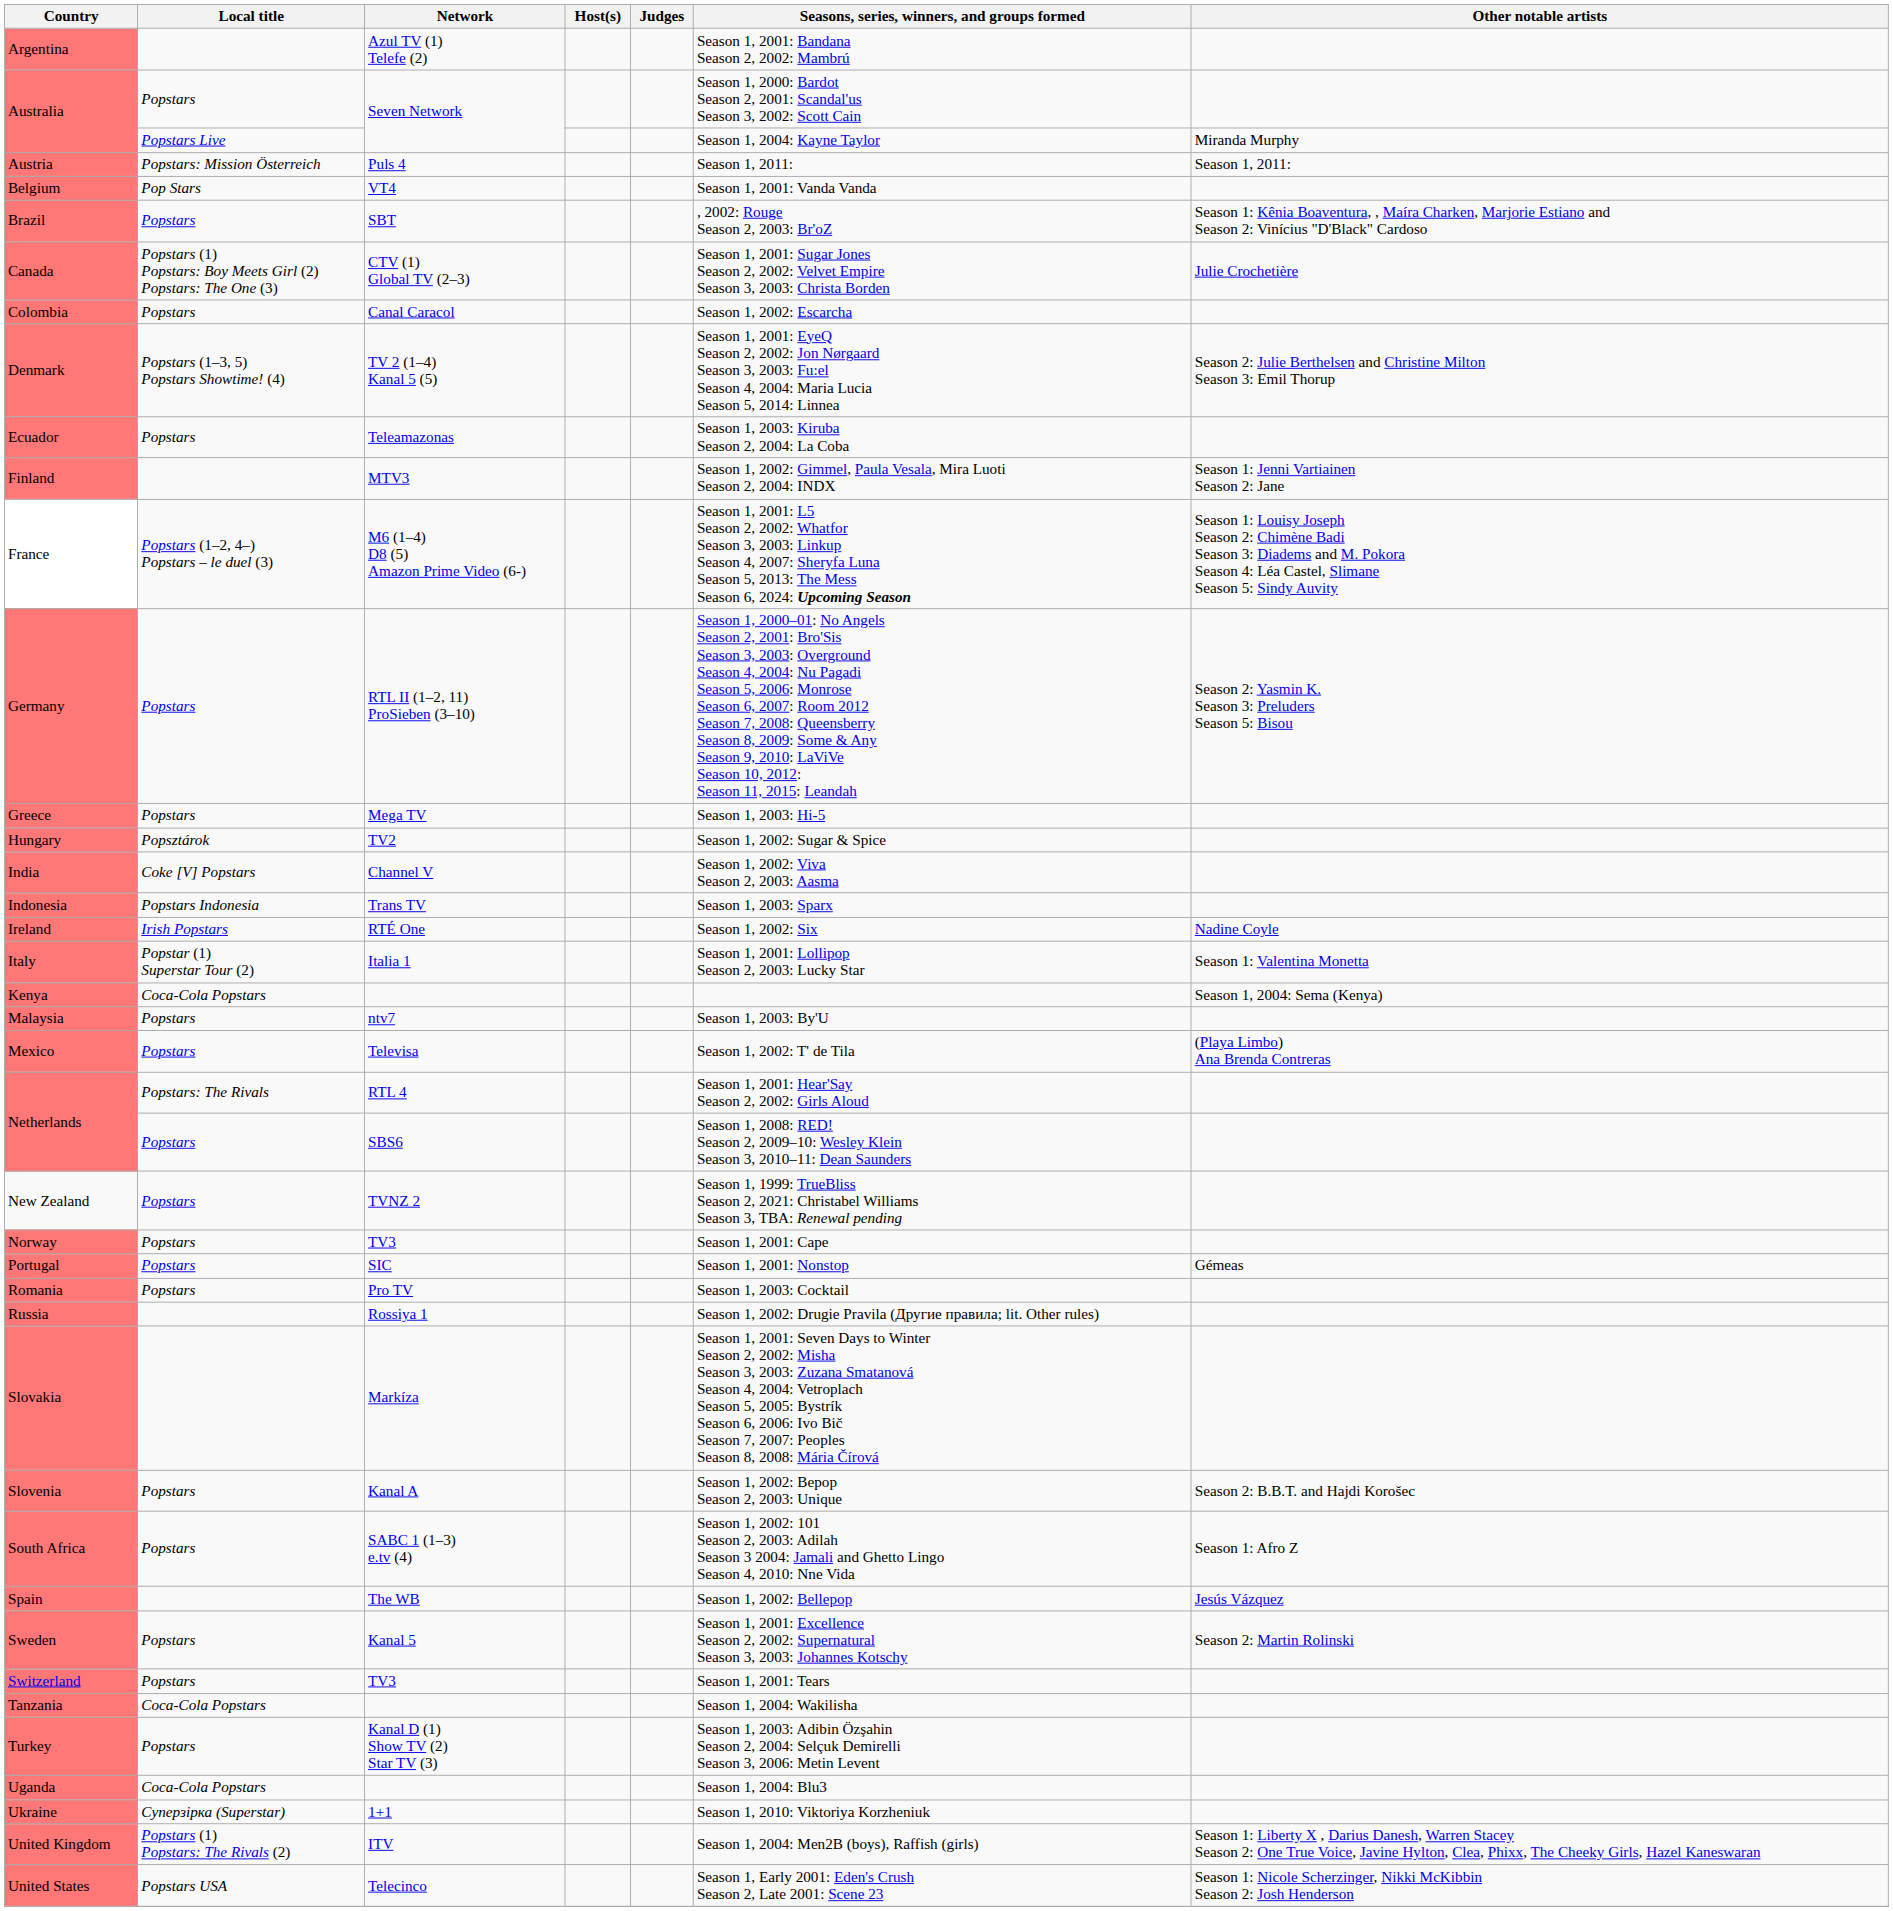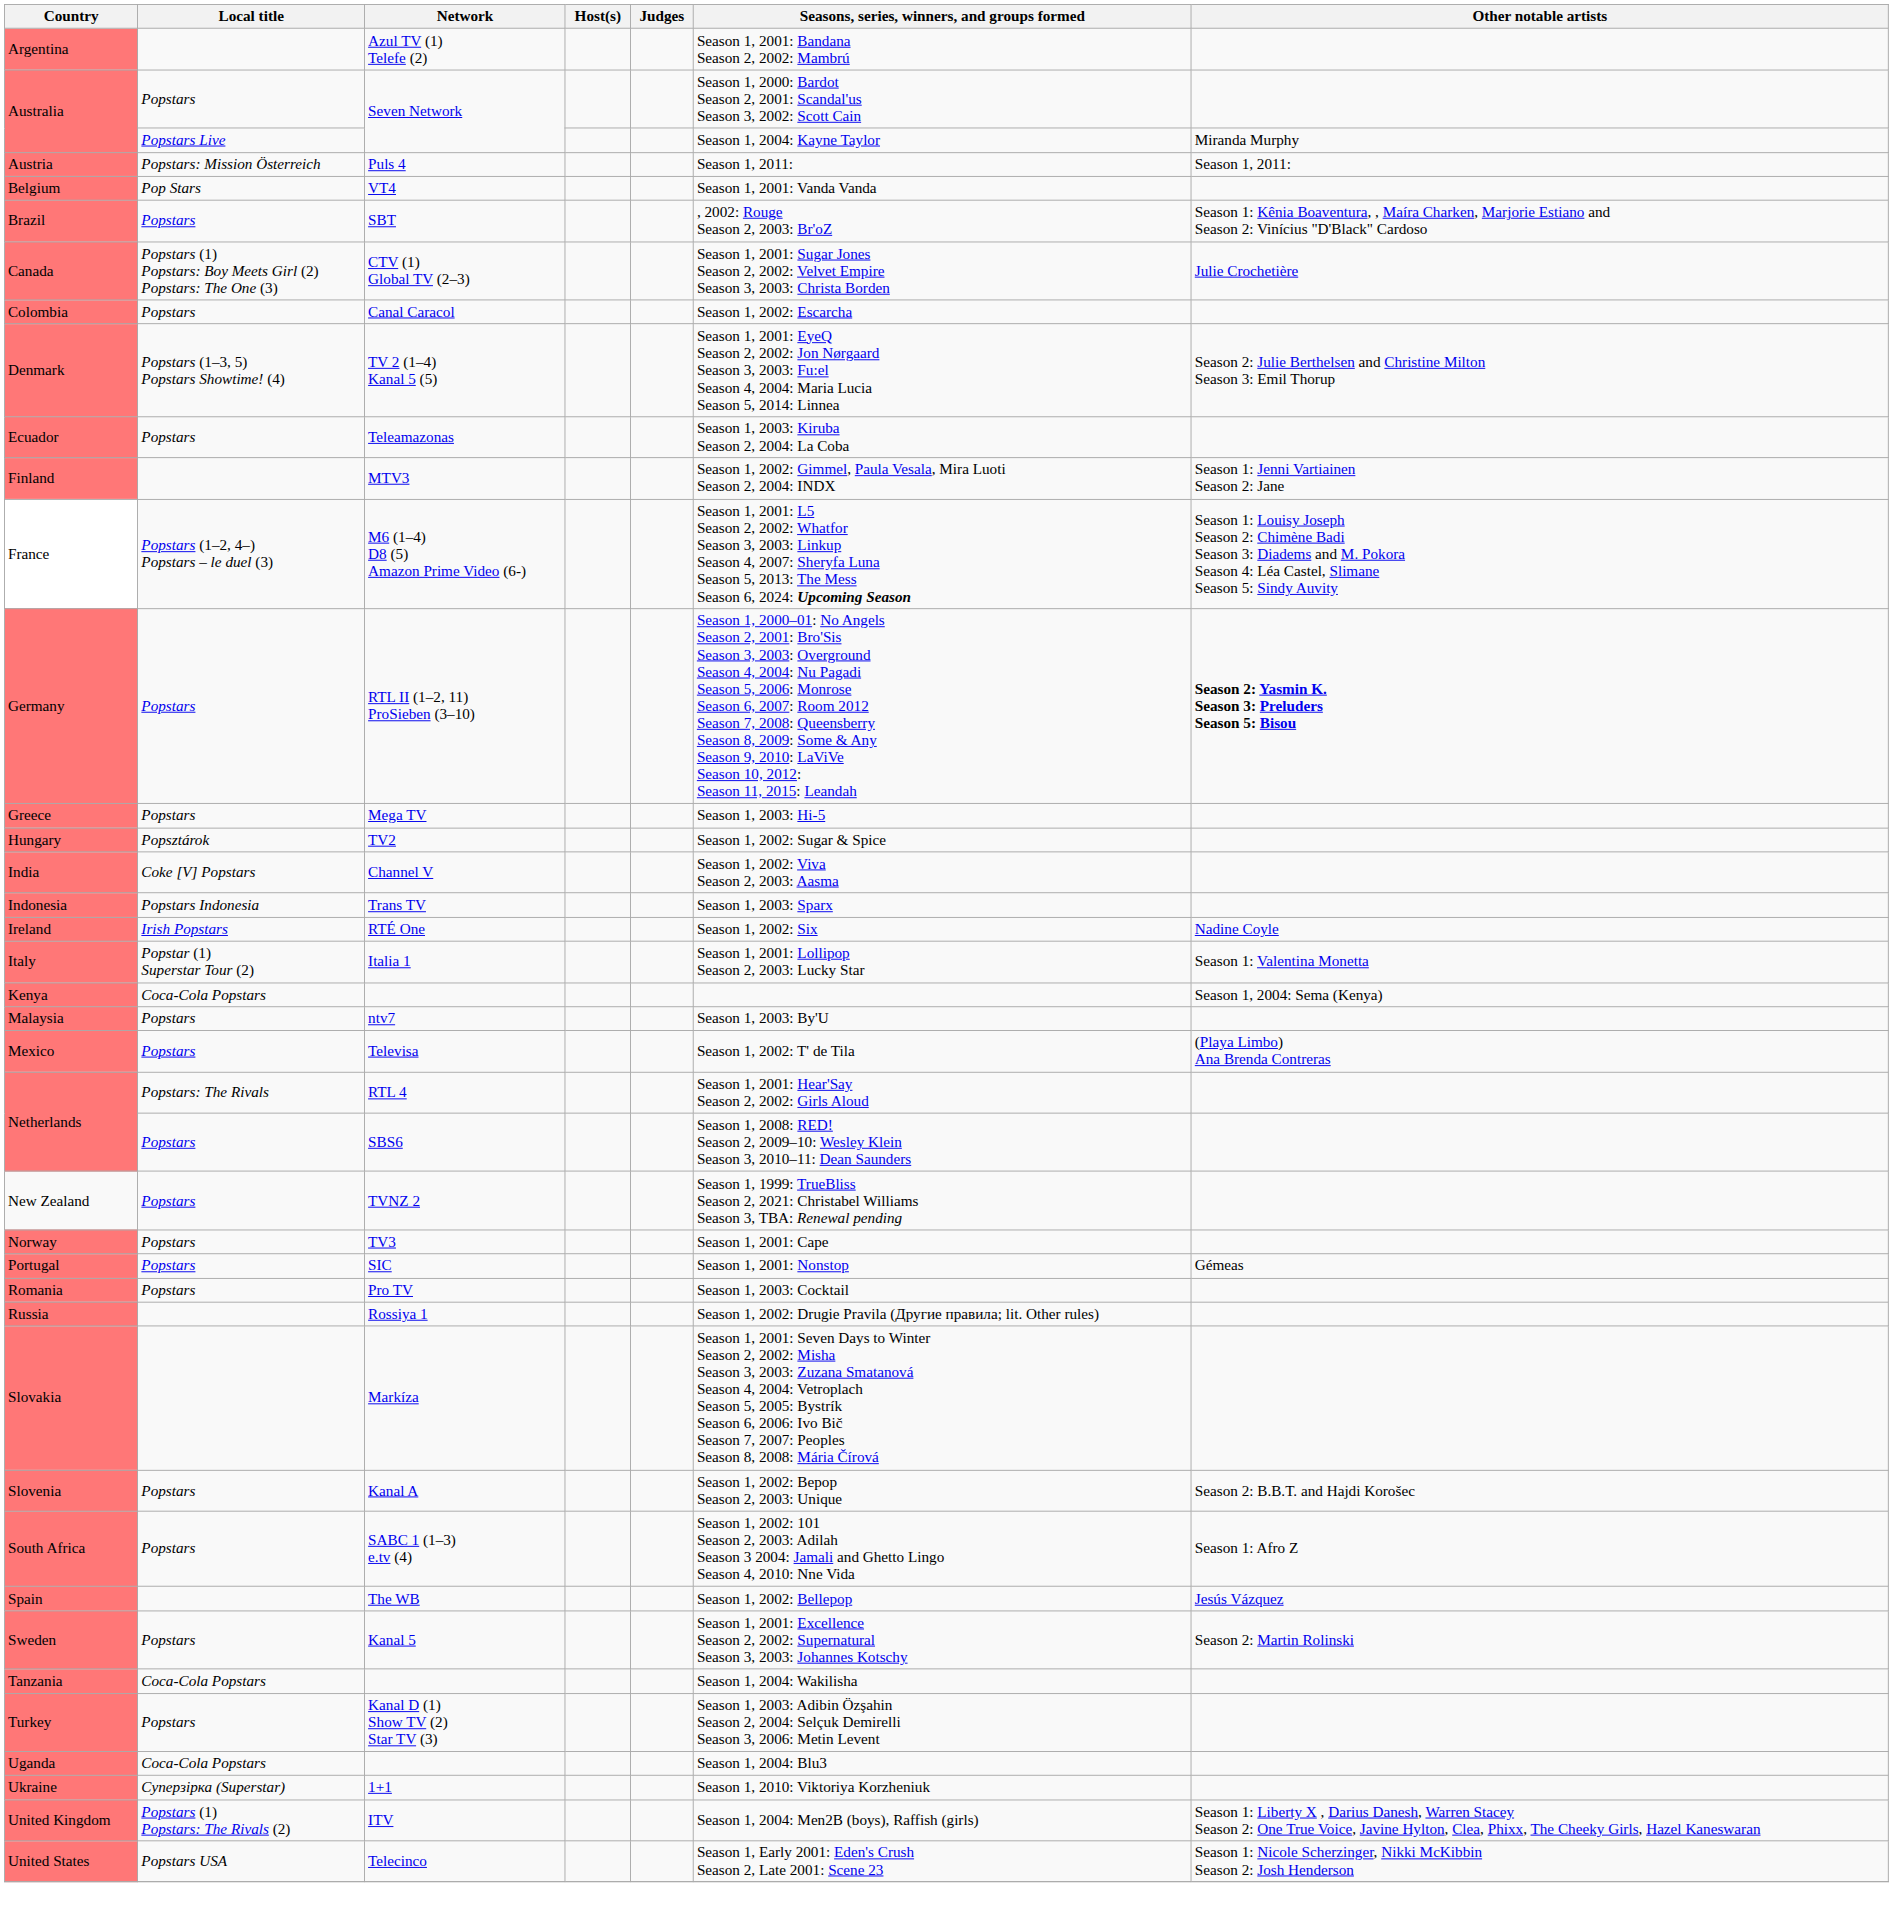(1258, 706) normal -> (1261, 706) bold
- row: (44, 1681)
